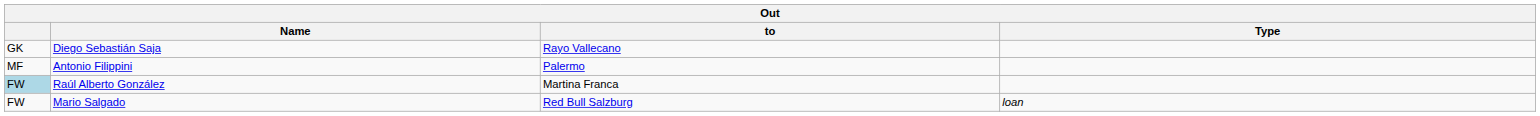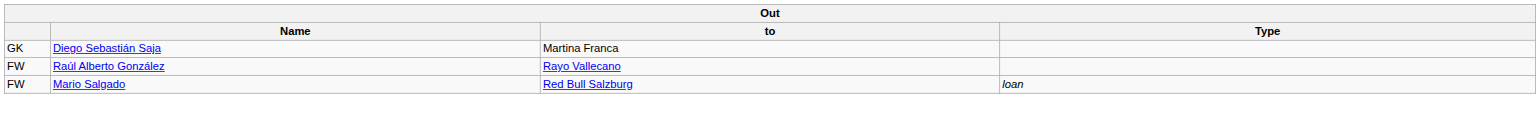(582, 49) Rayo Vallecano -> (581, 49) Martina Franca
- row: (93, 67)
(16, 85) lightblue background -> (16, 67) no background
(581, 85) Martina Franca -> (582, 67) Rayo Vallecano
